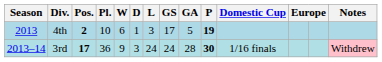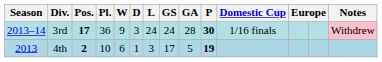rows swapped: (60, 30) <-> (60, 48)
